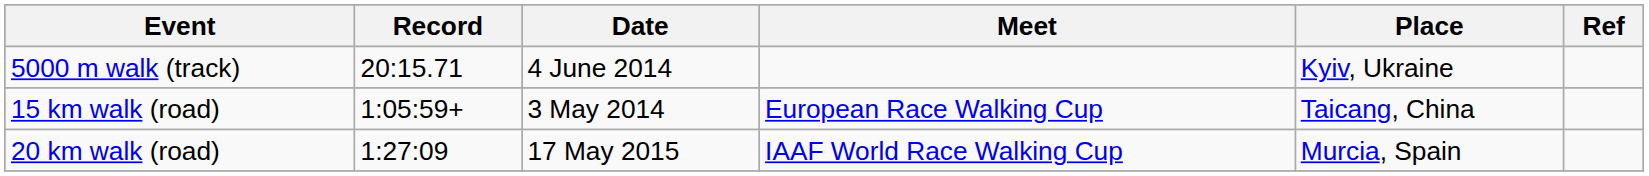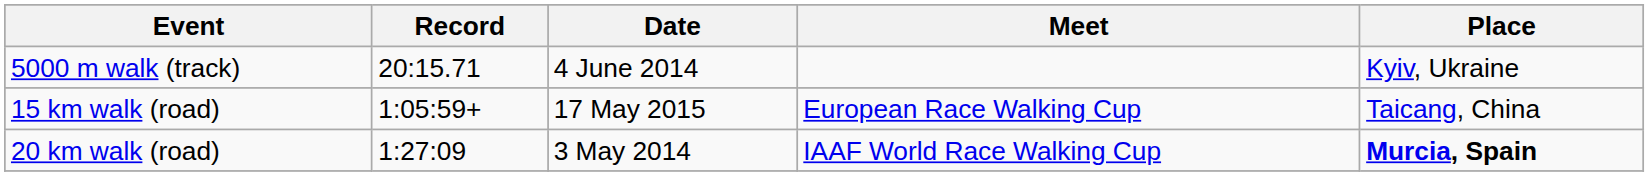- column: (1604, 26)
(596, 109) 3 May 2014 -> (630, 109) 17 May 2015
(603, 151) 17 May 2015 -> (622, 151) 3 May 2014
(1381, 151) normal -> (1452, 151) bold
